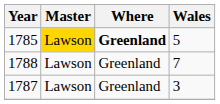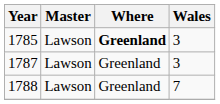(68, 39) gold background -> (68, 39) no background
(177, 39) 5 -> (177, 39) 3
rows swapped: (23, 87) <-> (23, 63)
